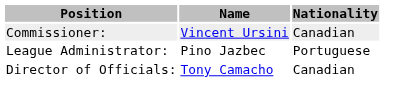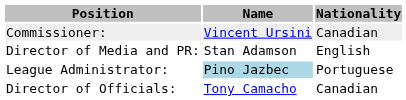+ row: (103, 51)
(223, 51) no background -> (246, 70) lightblue background
